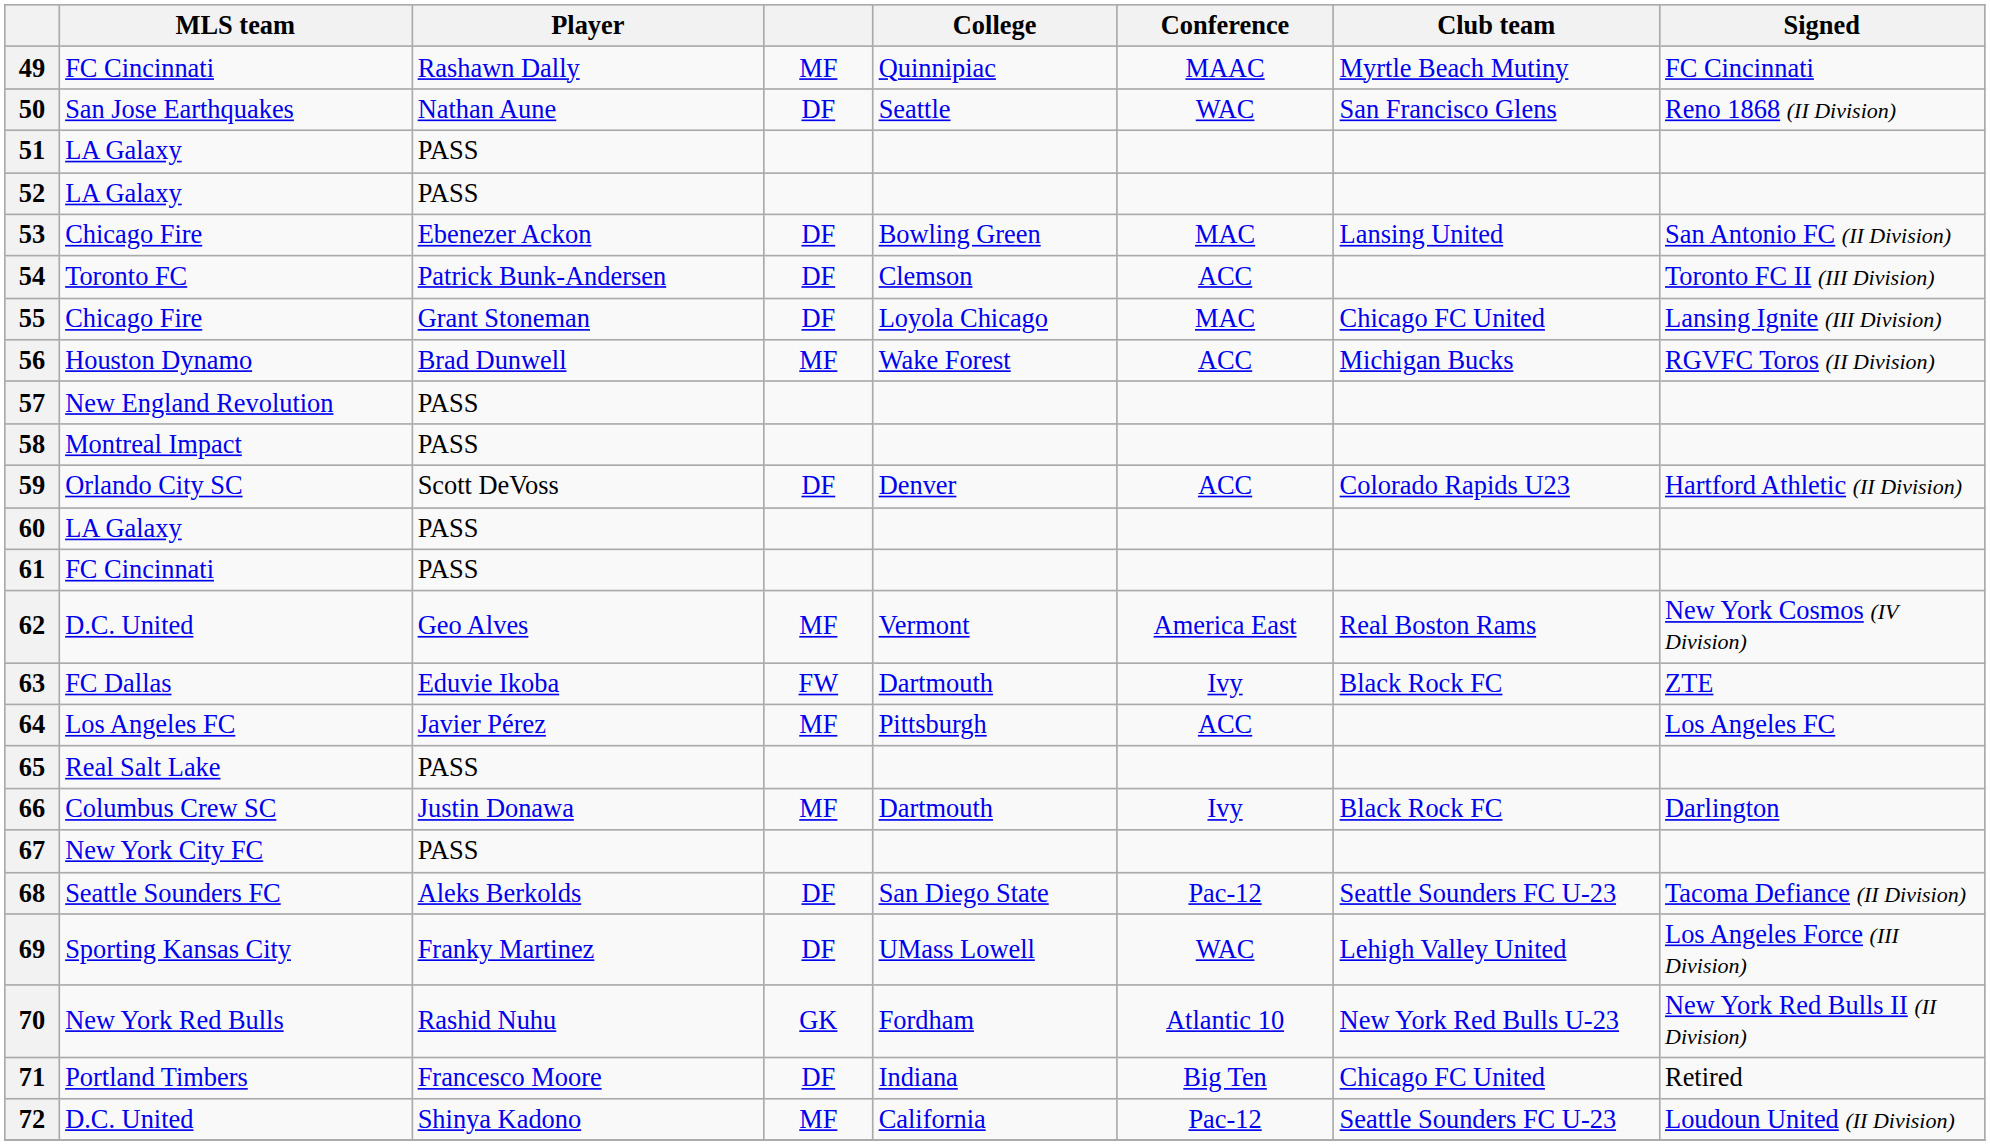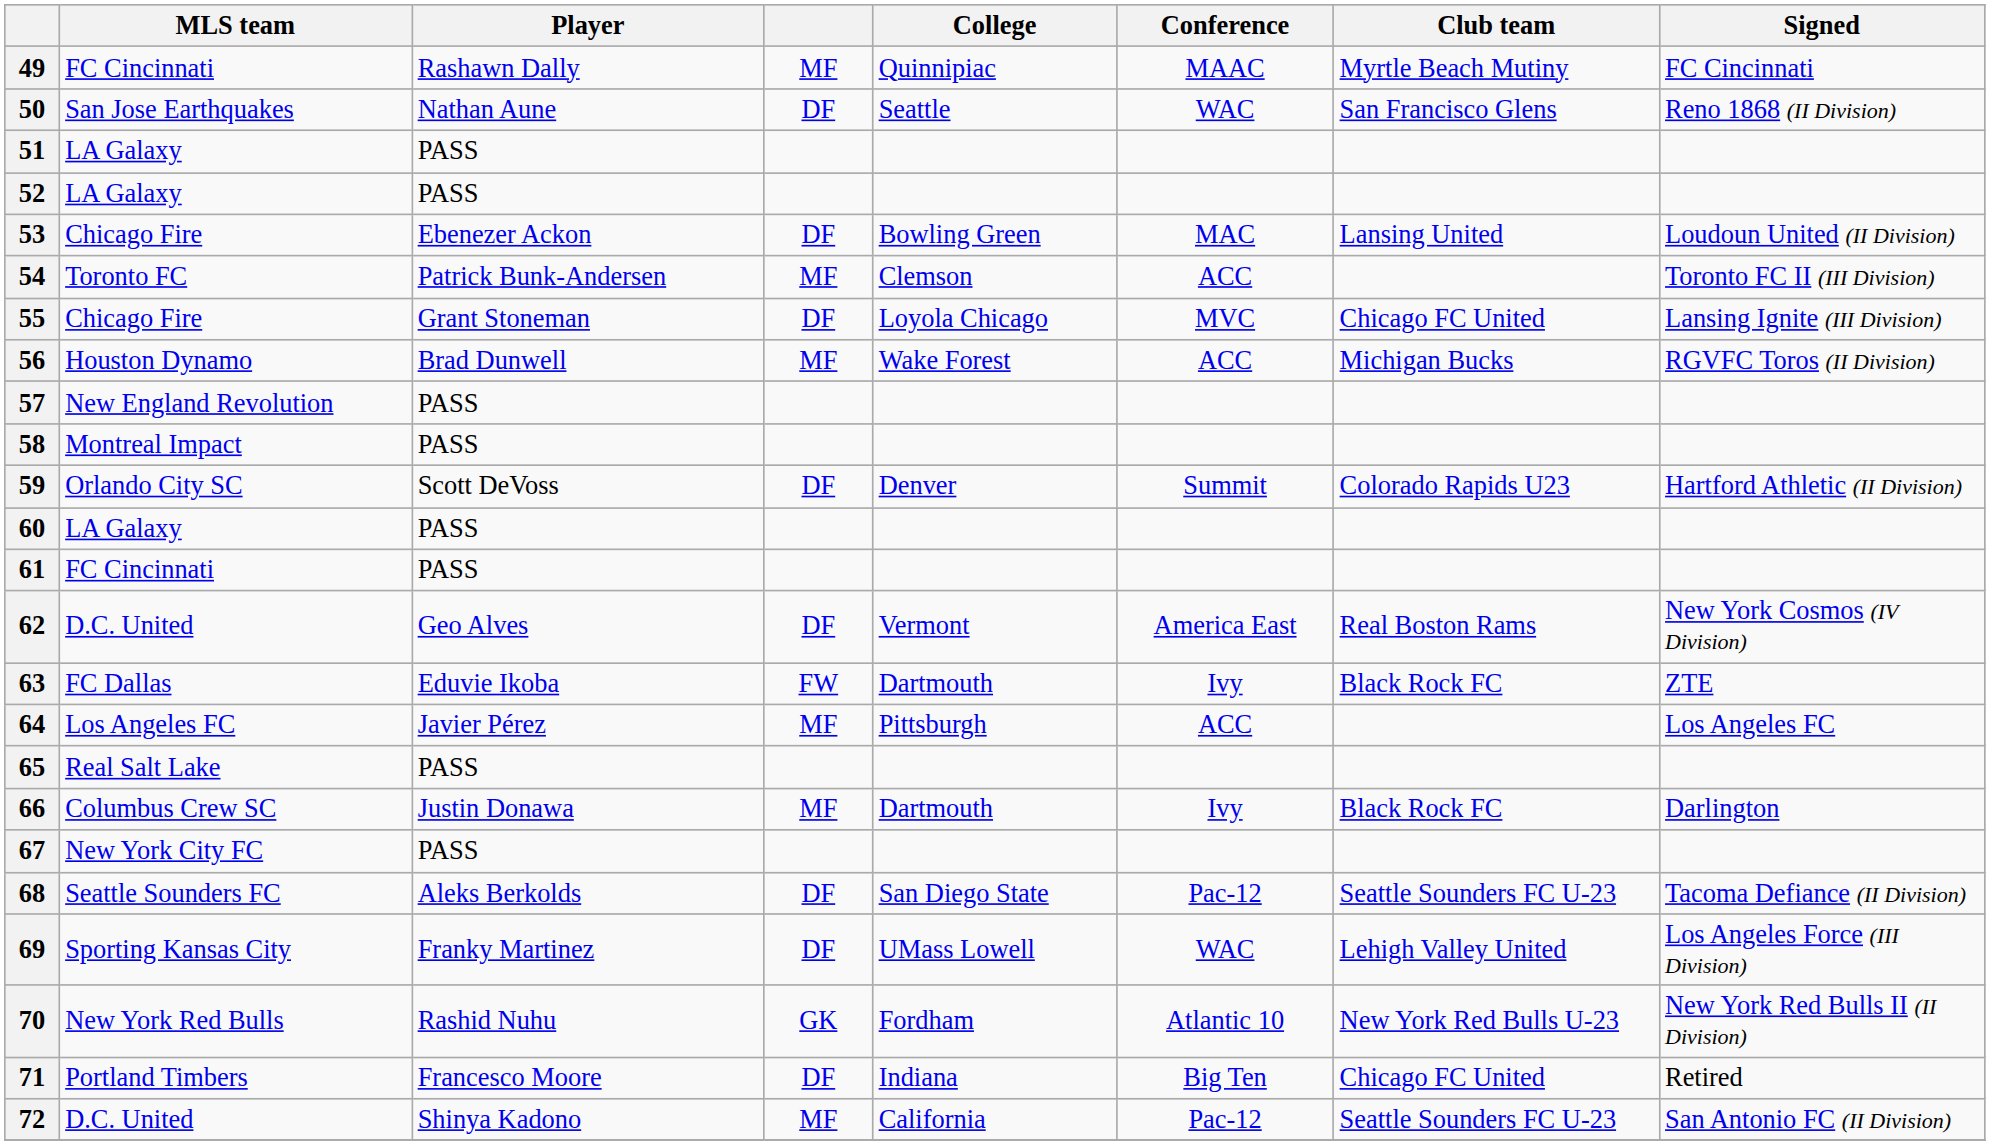(1808, 234) San Antonio FC (II Division) -> (1810, 234) Loudoun United (II Division)
(818, 276) DF -> (818, 276) MF
(1225, 318) MAC -> (1225, 318) MVC
(1225, 485) ACC -> (1225, 485) Summit
(818, 626) MF -> (818, 626) DF
(1810, 1119) Loudoun United (II Division) -> (1808, 1119) San Antonio FC (II Division)
